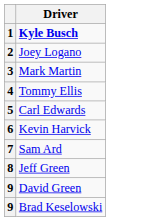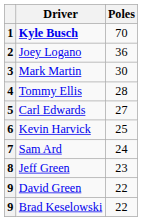+ column: (121, 14)
